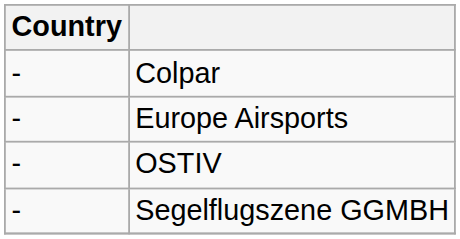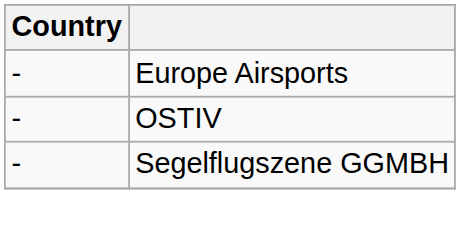- row: (178, 73)
